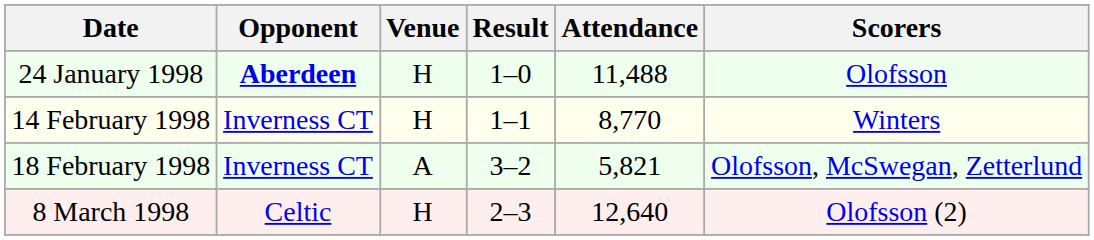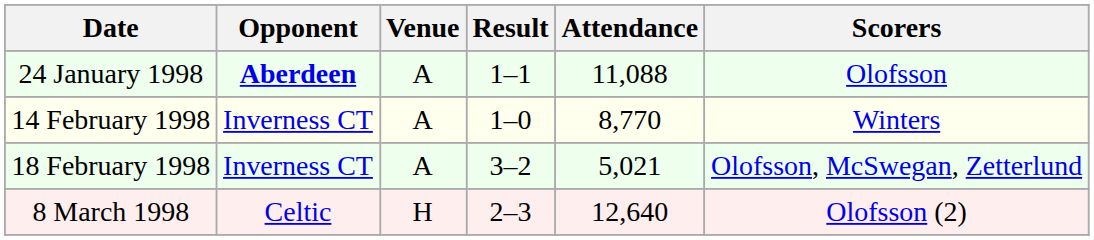(423, 73) H -> (423, 73) A
(510, 73) 1–0 -> (510, 73) 1–1
(630, 73) 11,488 -> (630, 73) 11,088
(423, 119) H -> (423, 119) A
(510, 119) 1–1 -> (510, 119) 1–0
(630, 166) 5,821 -> (630, 166) 5,021
